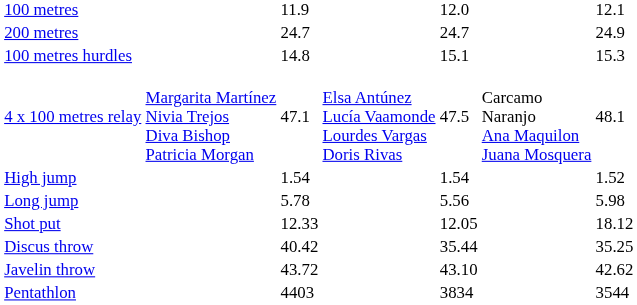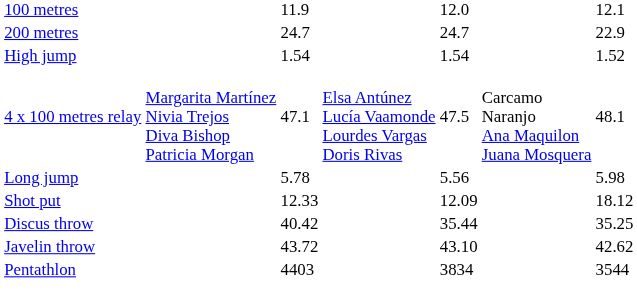(610, 32) 24.9 -> (610, 32) 22.9
- row: (68, 55)
rows swapped: (73, 116) <-> (40, 177)
(459, 223) 12.05 -> (459, 200) 12.09
